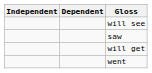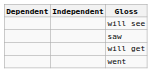columns swapped: (32, 11) <-> (83, 11)
